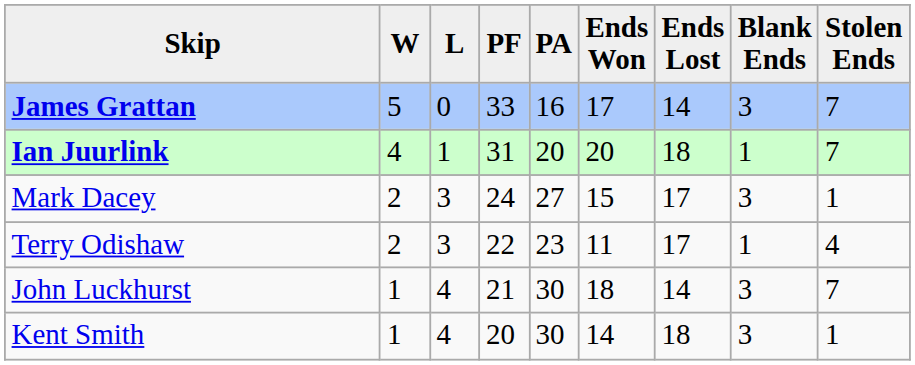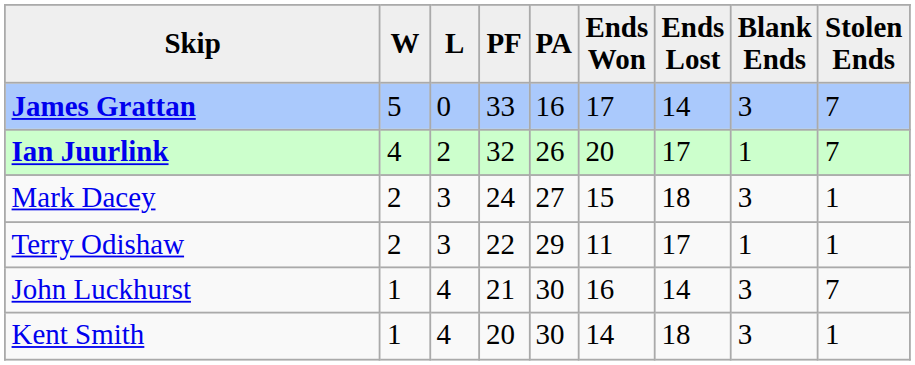(444, 151) 1 -> (444, 151) 2
(501, 151) 31 -> (501, 151) 32
(550, 151) 20 -> (550, 151) 26
(676, 151) 18 -> (676, 151) 17
(676, 197) 17 -> (676, 197) 18
(550, 243) 23 -> (550, 243) 29
(832, 243) 4 -> (832, 243) 1
(600, 289) 18 -> (600, 289) 16
